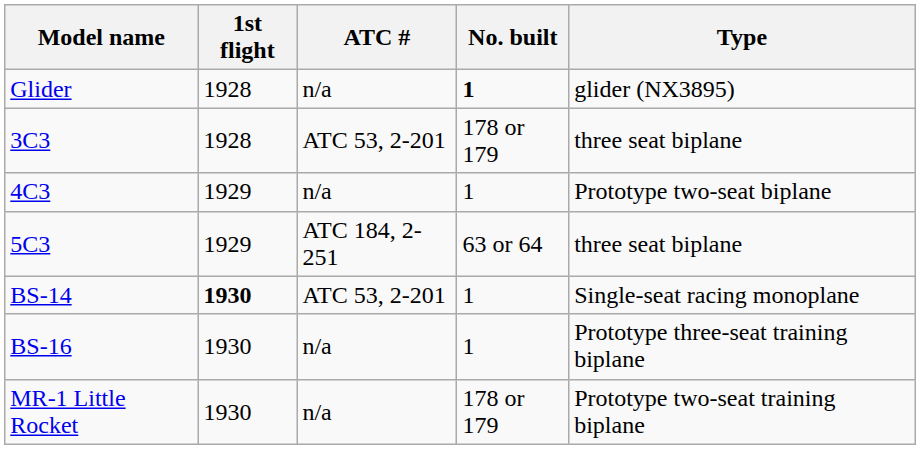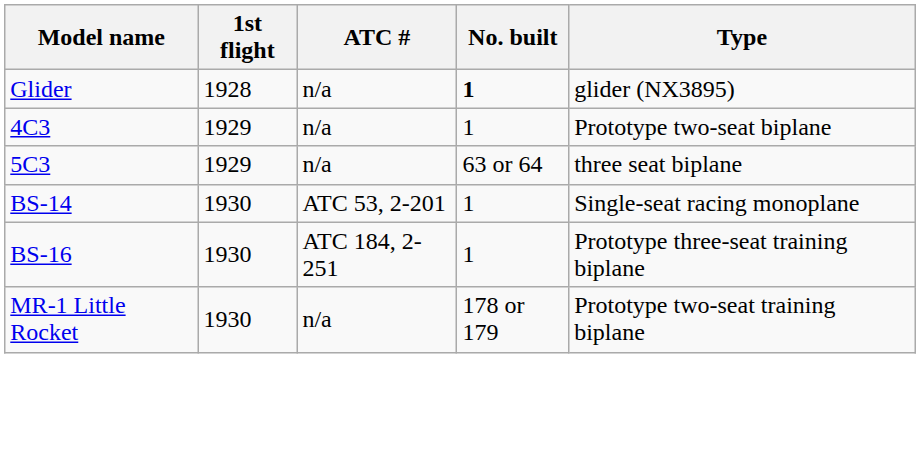- row: (30, 140)
(362, 243) ATC 184, 2-251 -> (317, 164) n/a
(227, 294) bold -> (227, 202) normal
(317, 346) n/a -> (362, 254) ATC 184, 2-251
